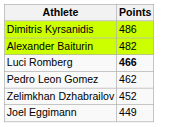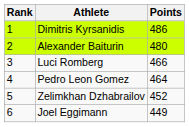+ column: (20, 12)
(128, 46) 482 -> (159, 46) 480
(128, 63) bold -> (159, 63) normal
(128, 79) 462 -> (159, 79) 464
